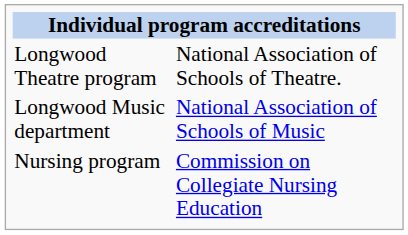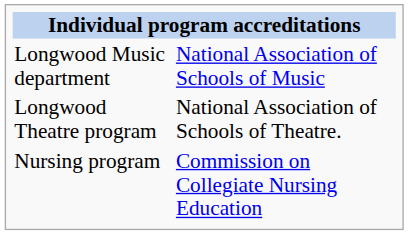rows swapped: (85, 66) <-> (90, 119)
